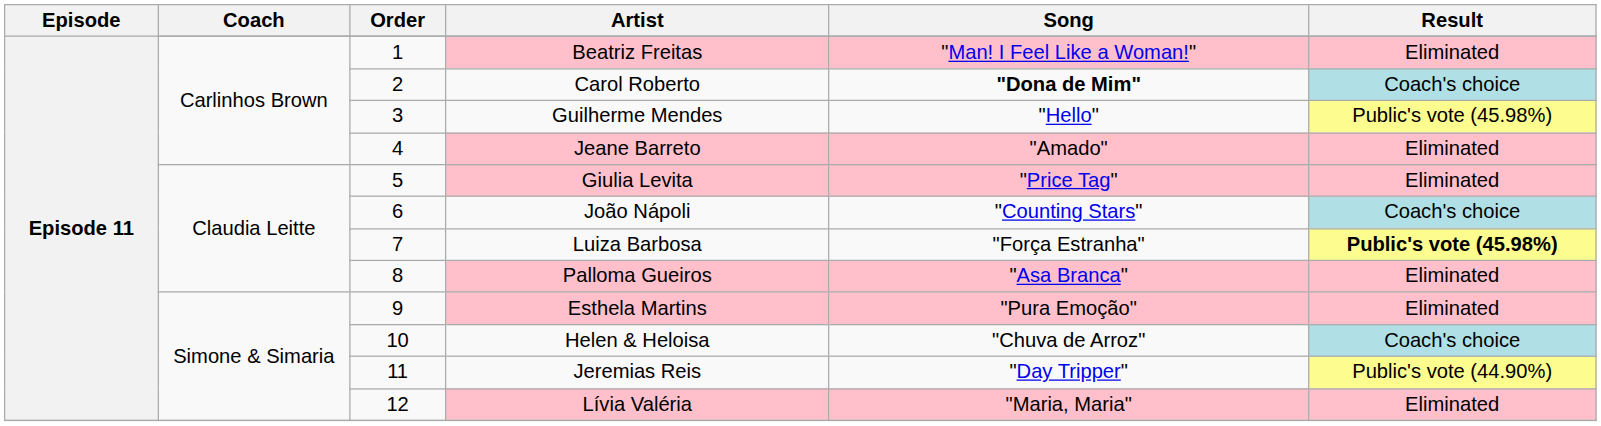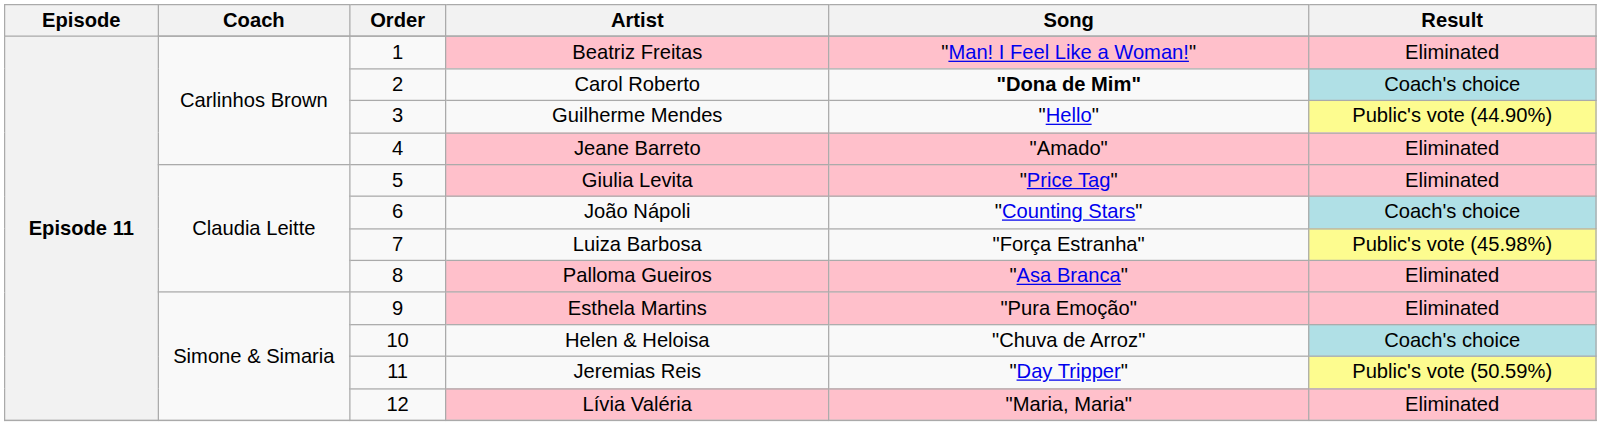(1452, 116) Public's vote (45.98%) -> (1452, 116) Public's vote (44.90%)
(1452, 244) bold -> (1452, 244) normal
(1452, 372) Public's vote (44.90%) -> (1452, 372) Public's vote (50.59%)
